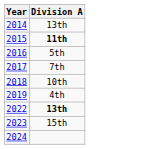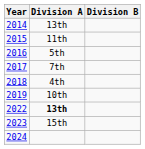+ column: (113, 11)
(57, 39) bold -> (57, 39) normal
(57, 81) 10th -> (57, 81) 4th
(57, 95) 4th -> (57, 95) 10th
